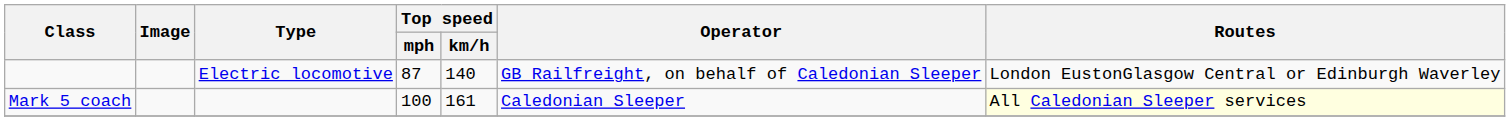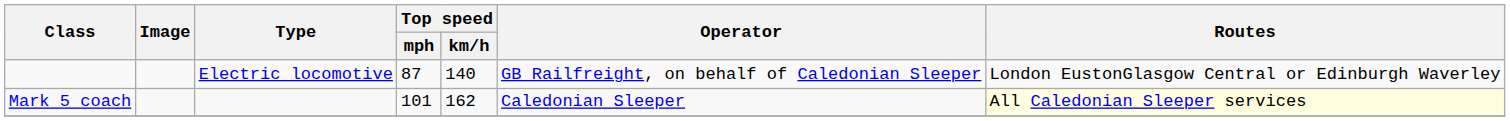(416, 102) 100 -> (416, 102) 101
(460, 102) 161 -> (460, 102) 162
